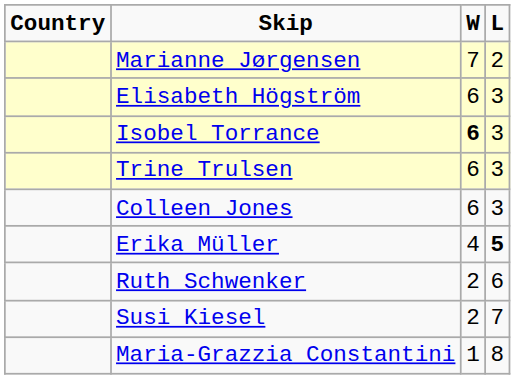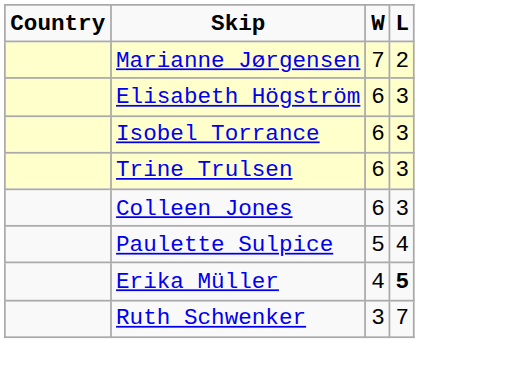(473, 134) bold -> (378, 134) normal
+ row: (225, 245)
(473, 281) 2 -> (378, 318) 3
(497, 281) 6 -> (402, 318) 7
- row: (191, 318)
- row: (286, 355)
